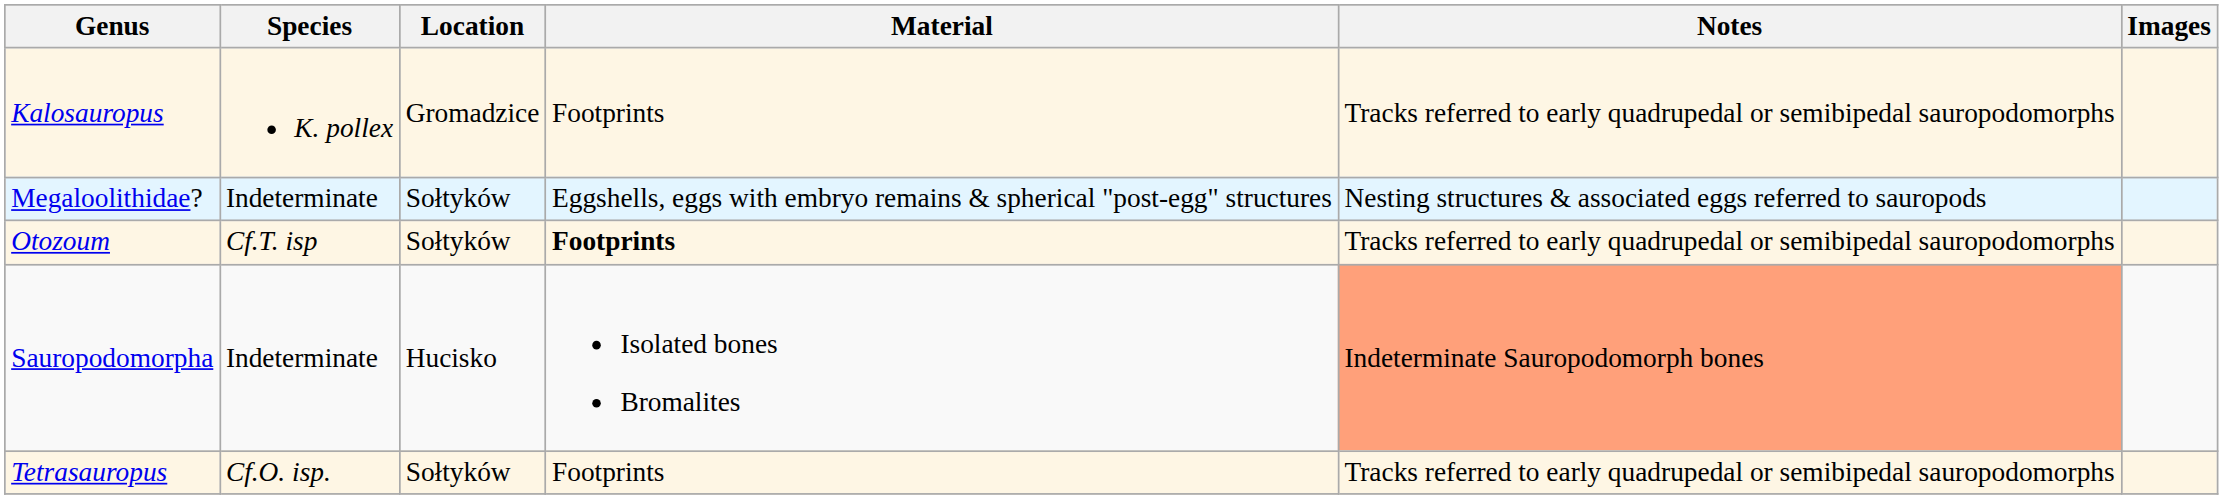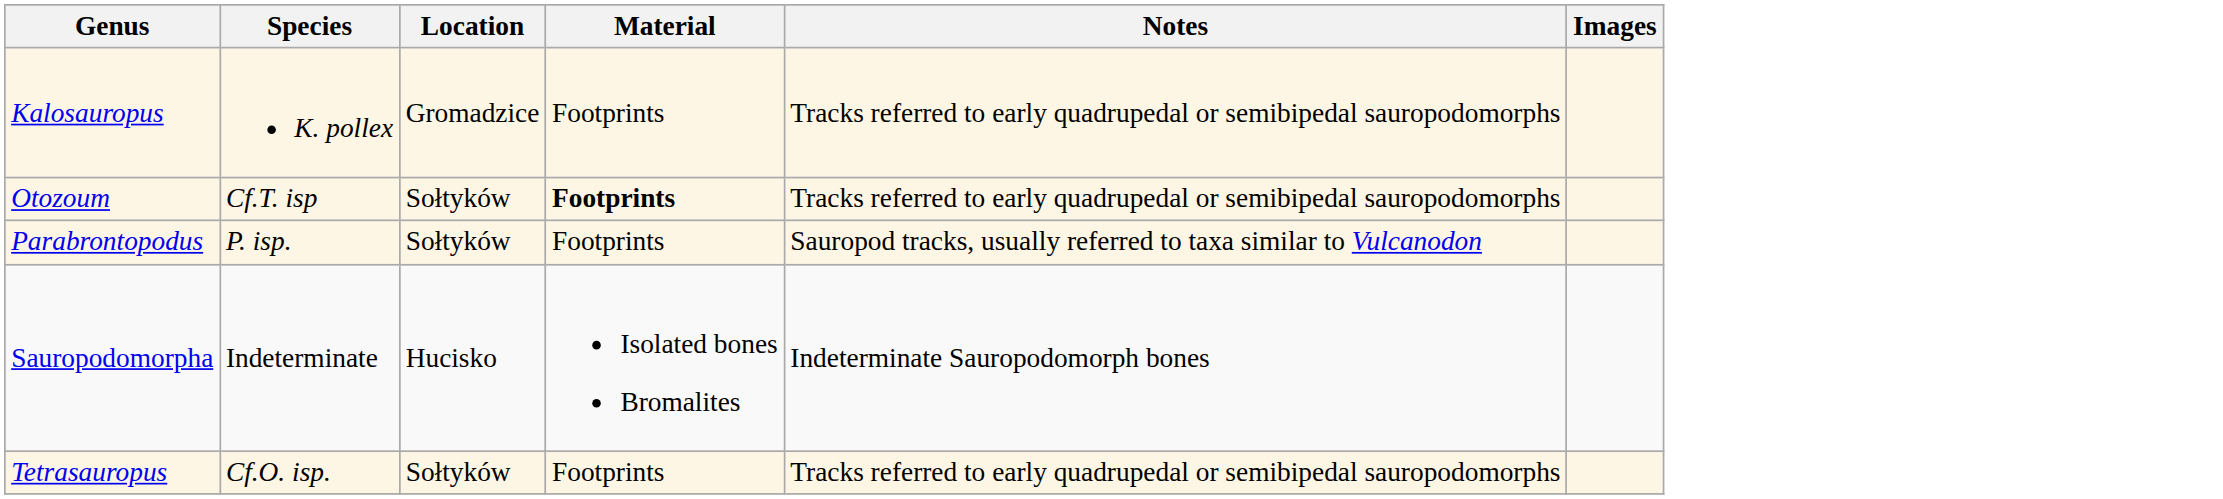- row: (107, 198)
+ row: (107, 241)
(1554, 357) lightsalmon background -> (1000, 357) no background
